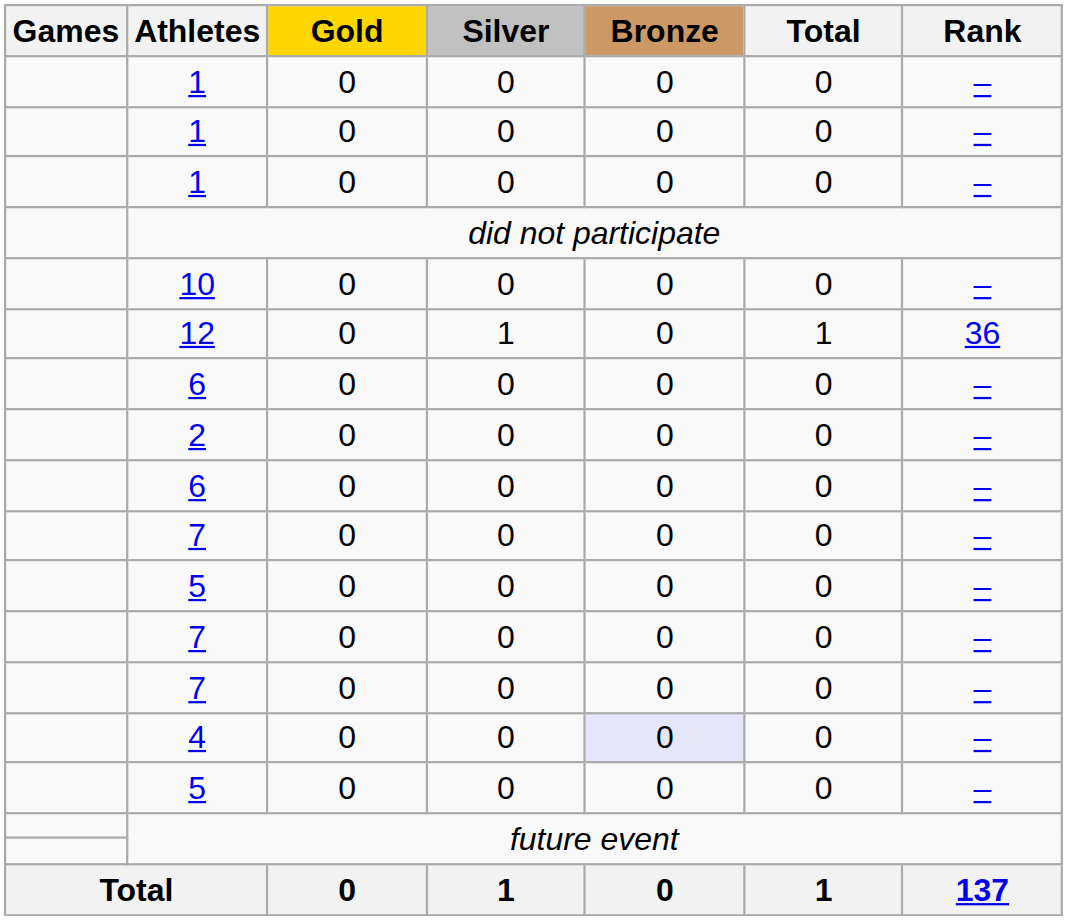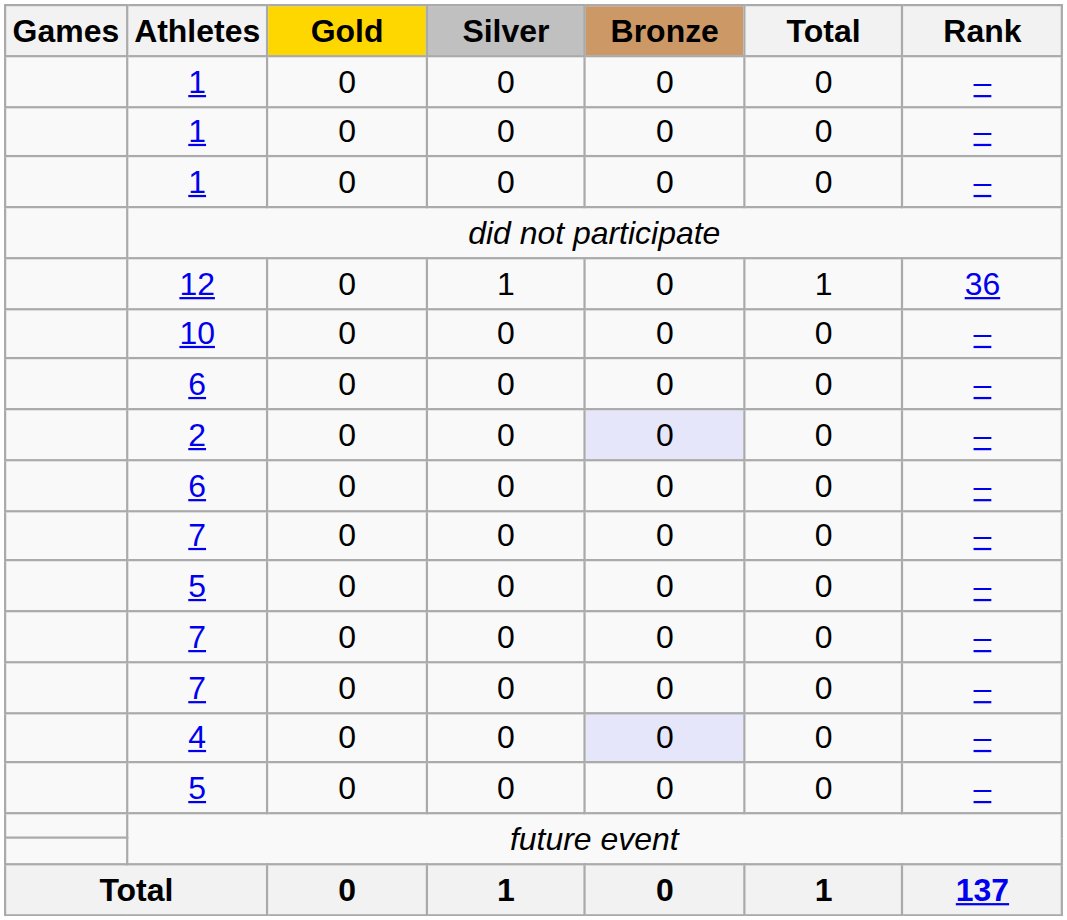rows swapped: (197, 283) <-> (197, 334)
(665, 435) no background -> (665, 435) lavender background
